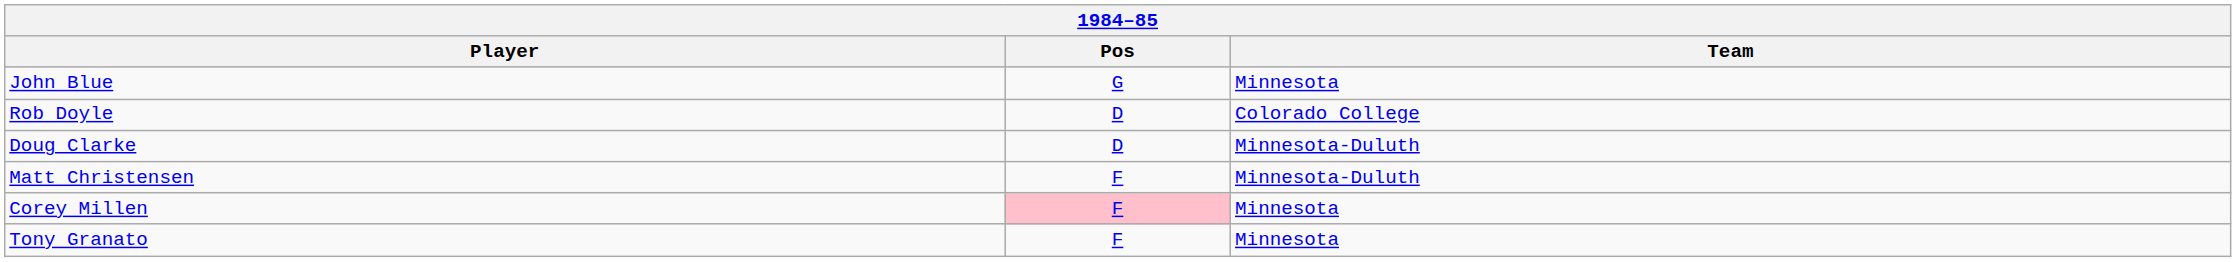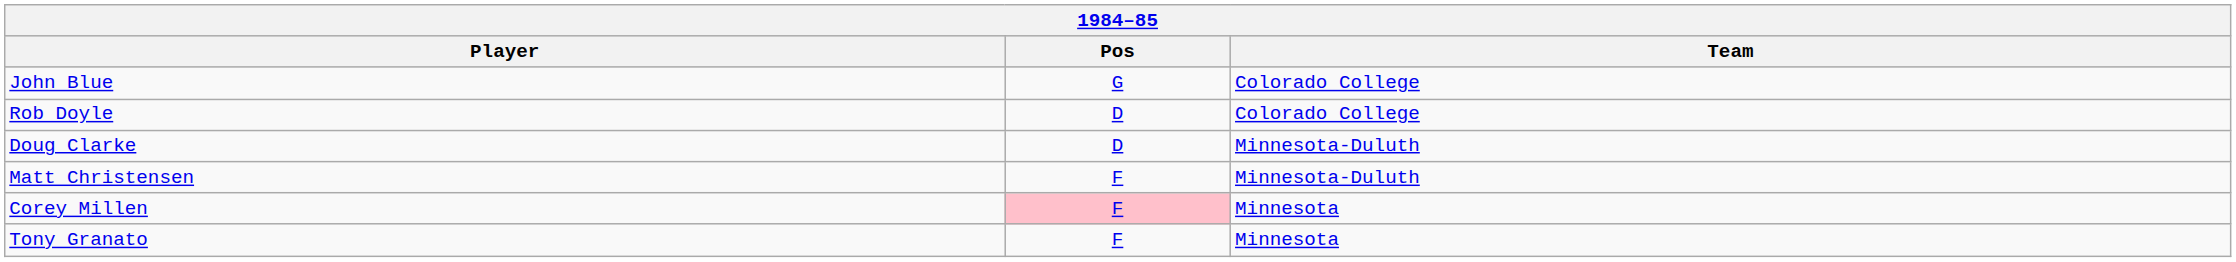(1287, 83) Minnesota -> (1327, 83) Colorado College
